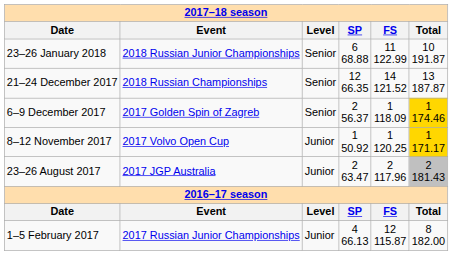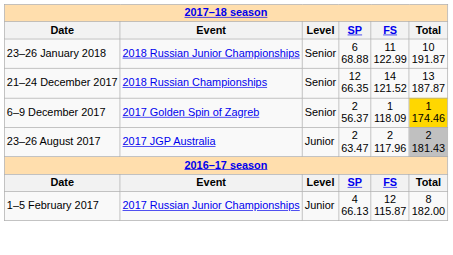- row: (59, 142)
